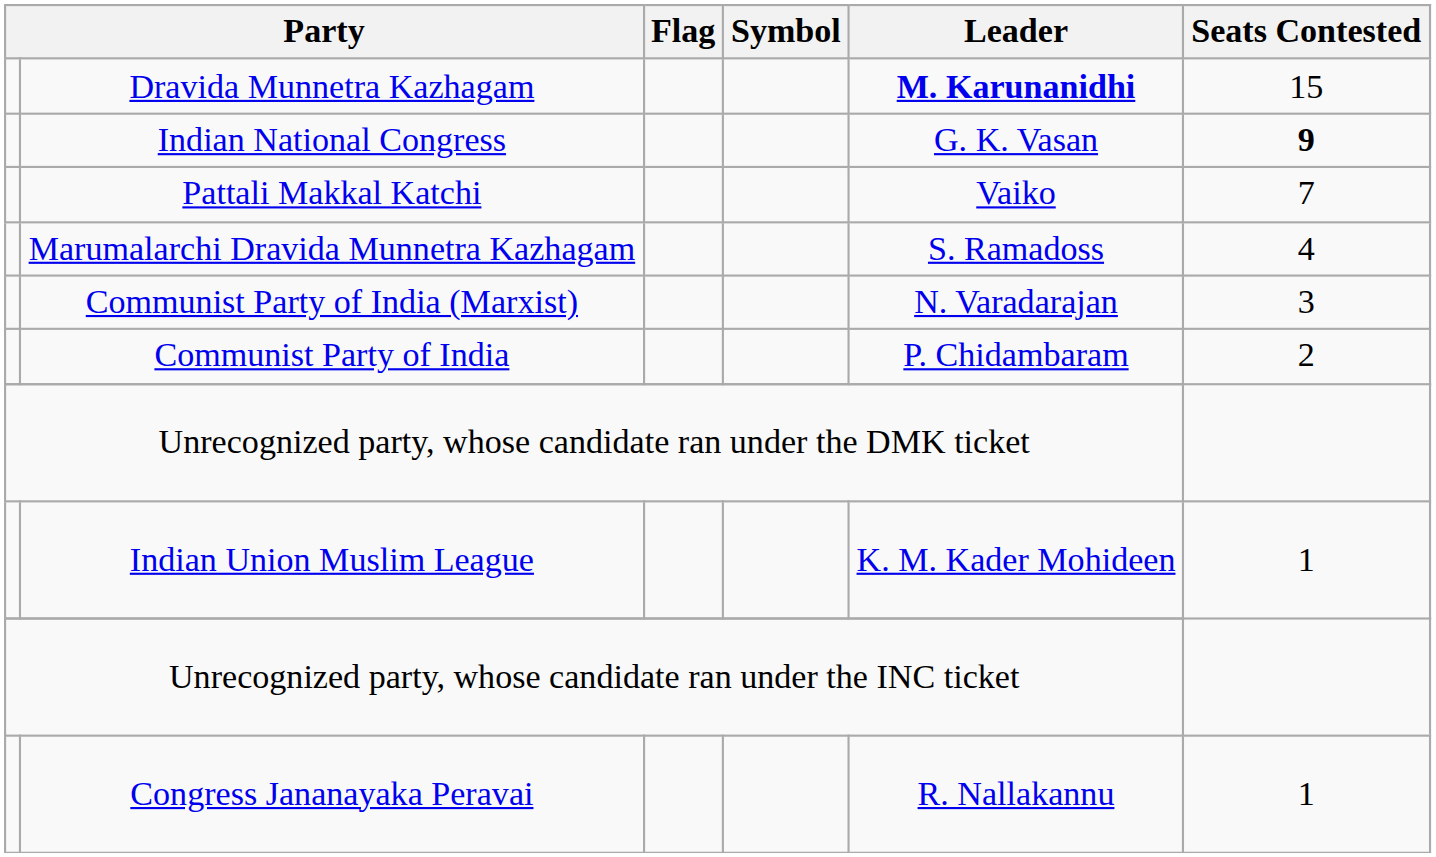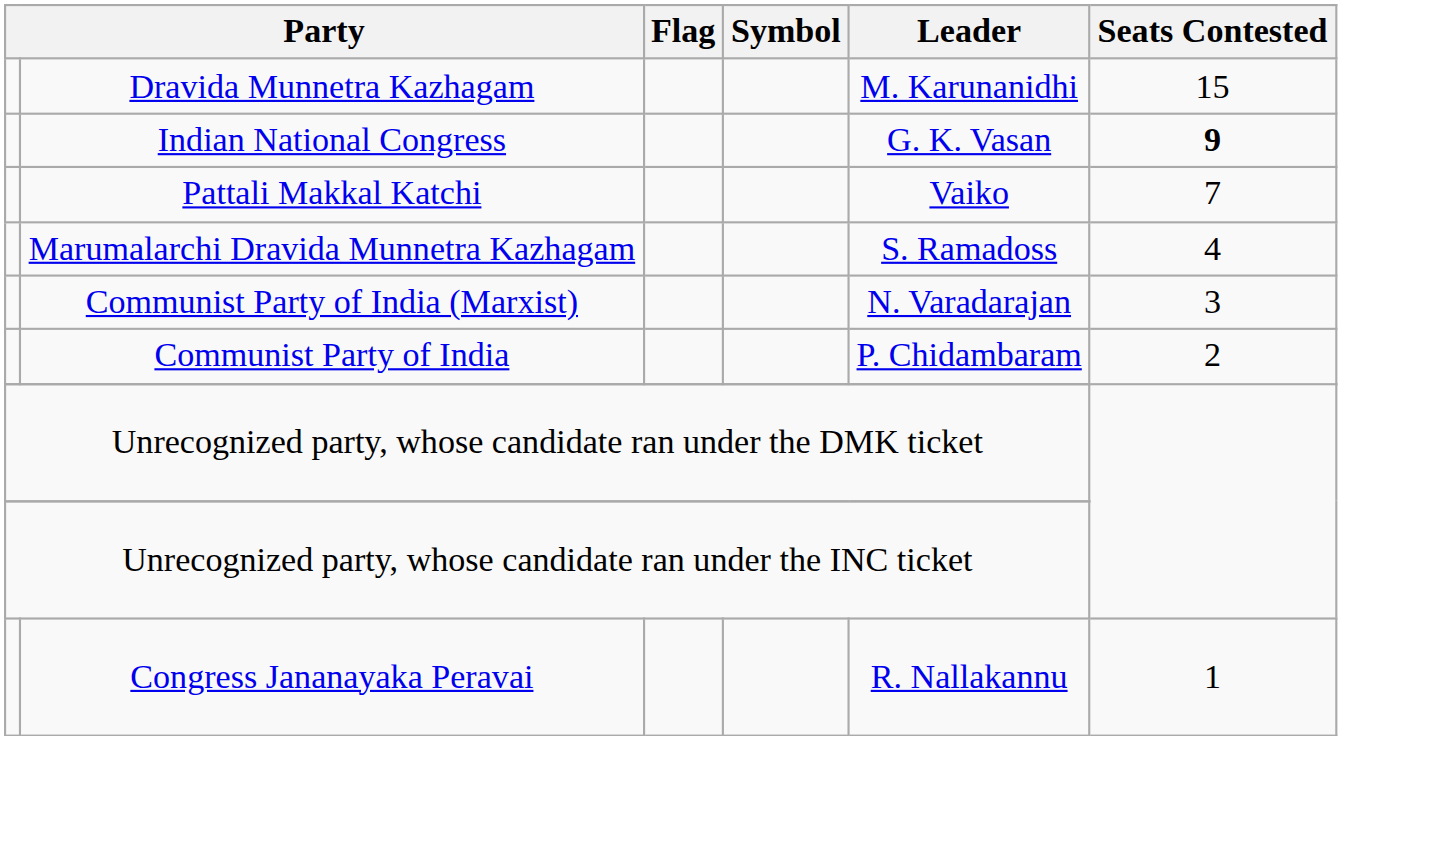(1016, 85) bold -> (969, 85) normal
- row: (332, 558)
